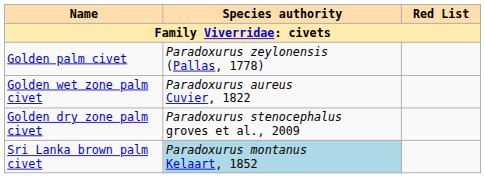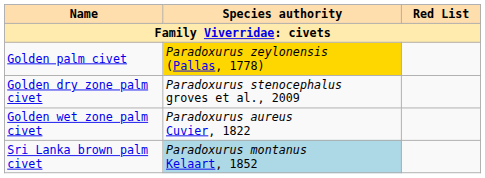(247, 59) no background -> (247, 59) gold background
rows swapped: (78, 91) <-> (78, 124)
